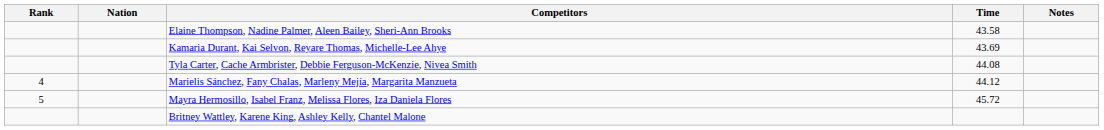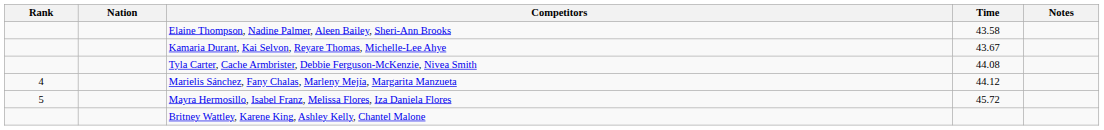(988, 47) 43.69 -> (988, 47) 43.67
